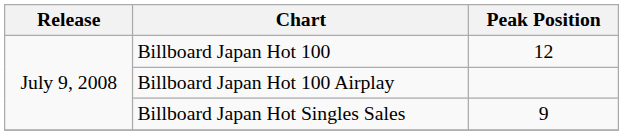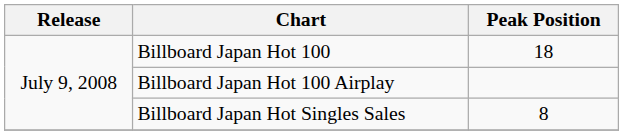(544, 51) 12 -> (544, 51) 18
(544, 113) 9 -> (544, 113) 8
